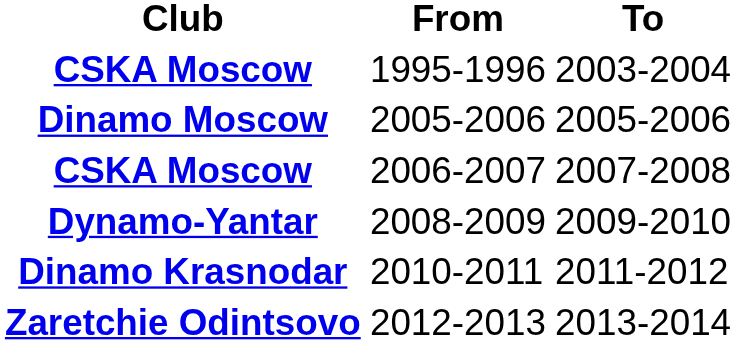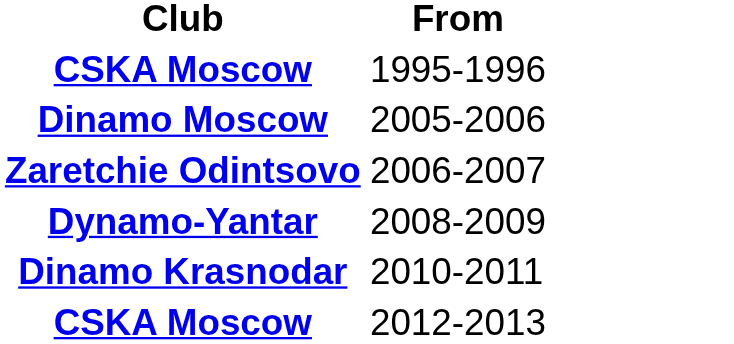- column: (643, 18)
(183, 170) CSKA Moscow -> (183, 170) Zaretchie Odintsovo
(183, 322) Zaretchie Odintsovo -> (183, 322) CSKA Moscow
